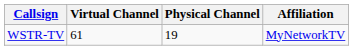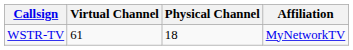(171, 34) 19 -> (171, 34) 18
